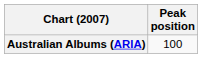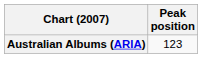(173, 44) 100 -> (173, 44) 123
